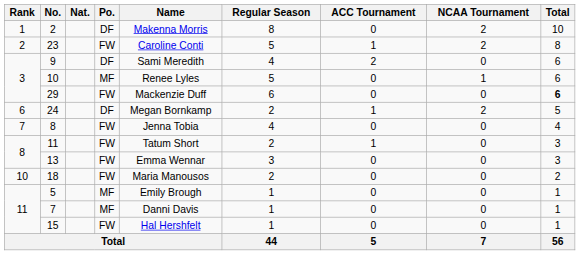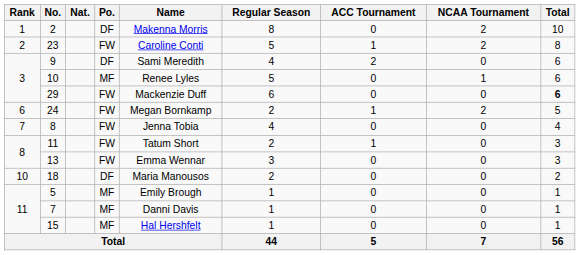(107, 111) DF -> (107, 111) FW
(107, 176) FW -> (107, 176) DF
(107, 225) FW -> (107, 225) MF
